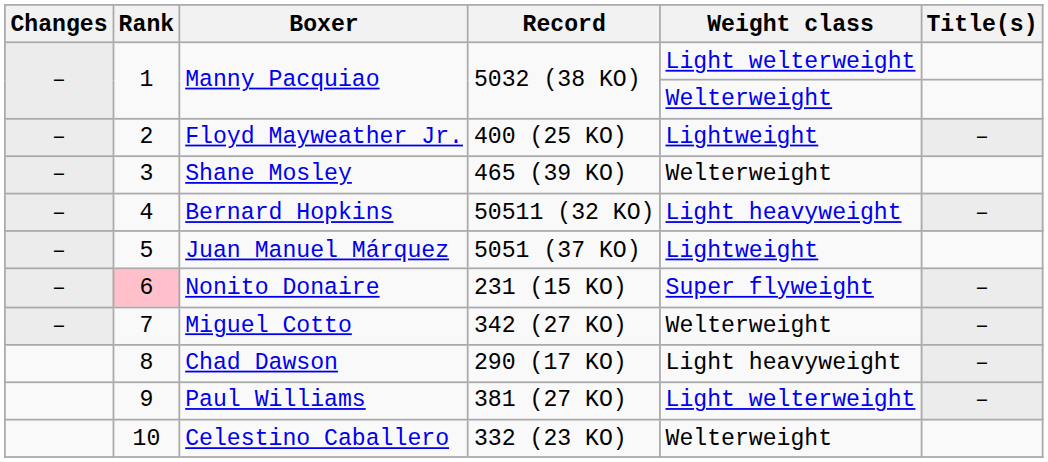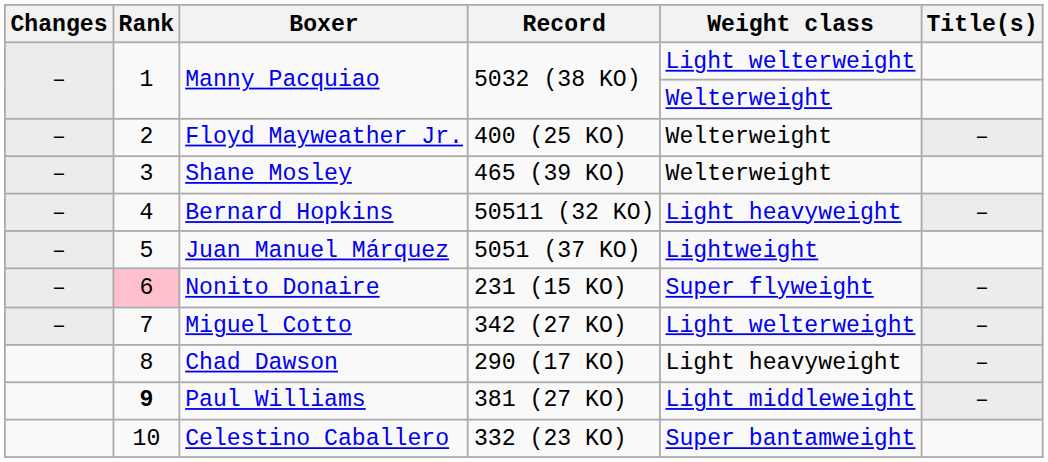(742, 137) Lightweight -> (749, 137) Welterweight
(749, 325) Welterweight -> (790, 325) Light welterweight
(146, 401) normal -> (146, 401) bold
(790, 401) Light welterweight -> (790, 401) Light middleweight
(749, 439) Welterweight -> (790, 439) Super bantamweight
